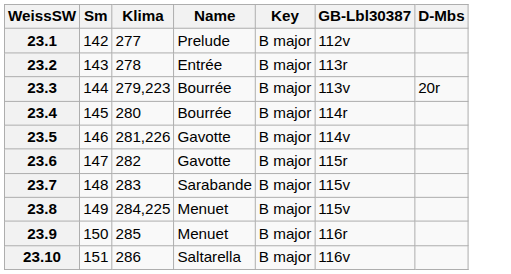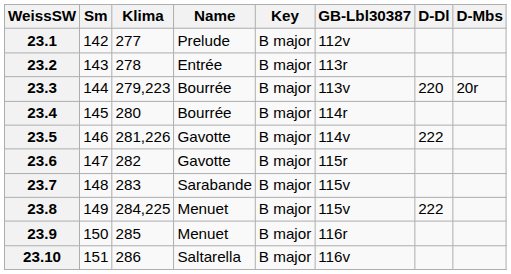+ column: (434, 16)
